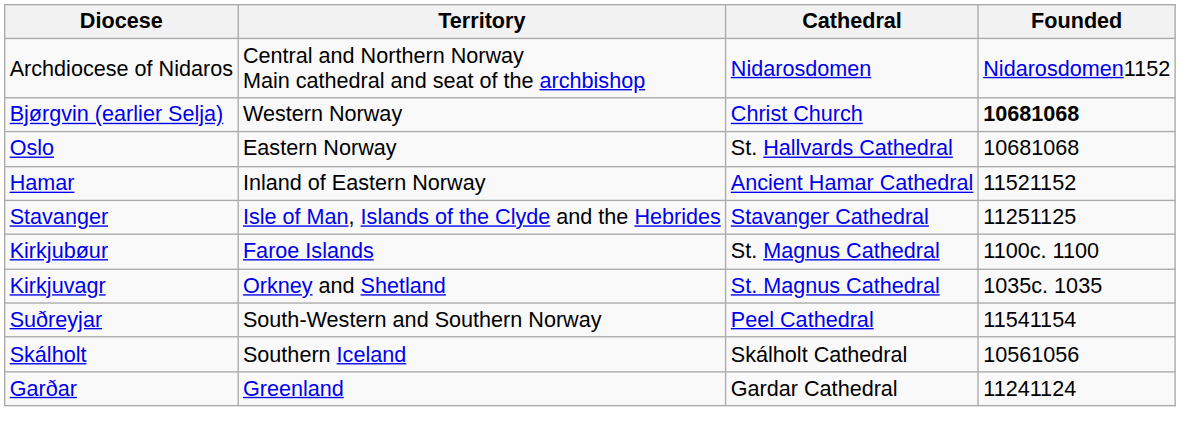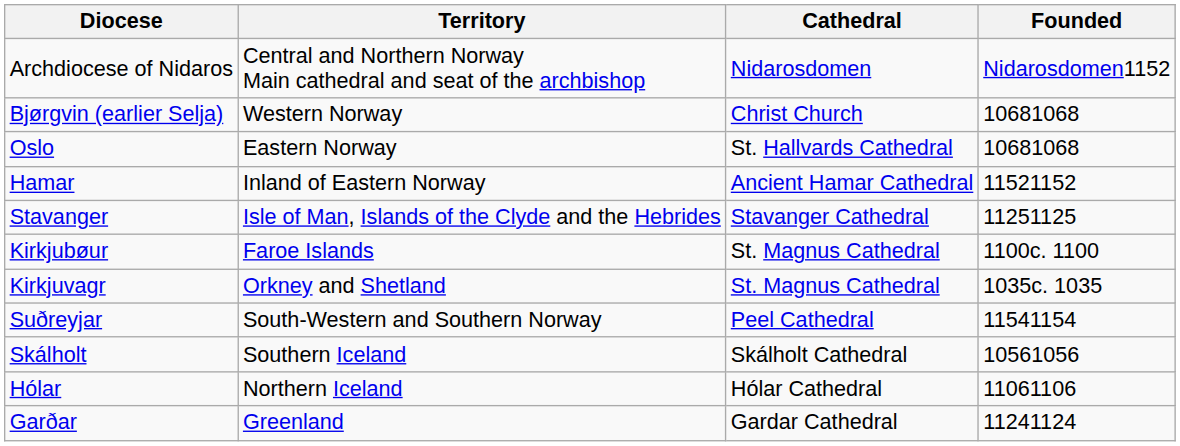(1031, 114) bold -> (1031, 114) normal
+ row: (35, 388)
